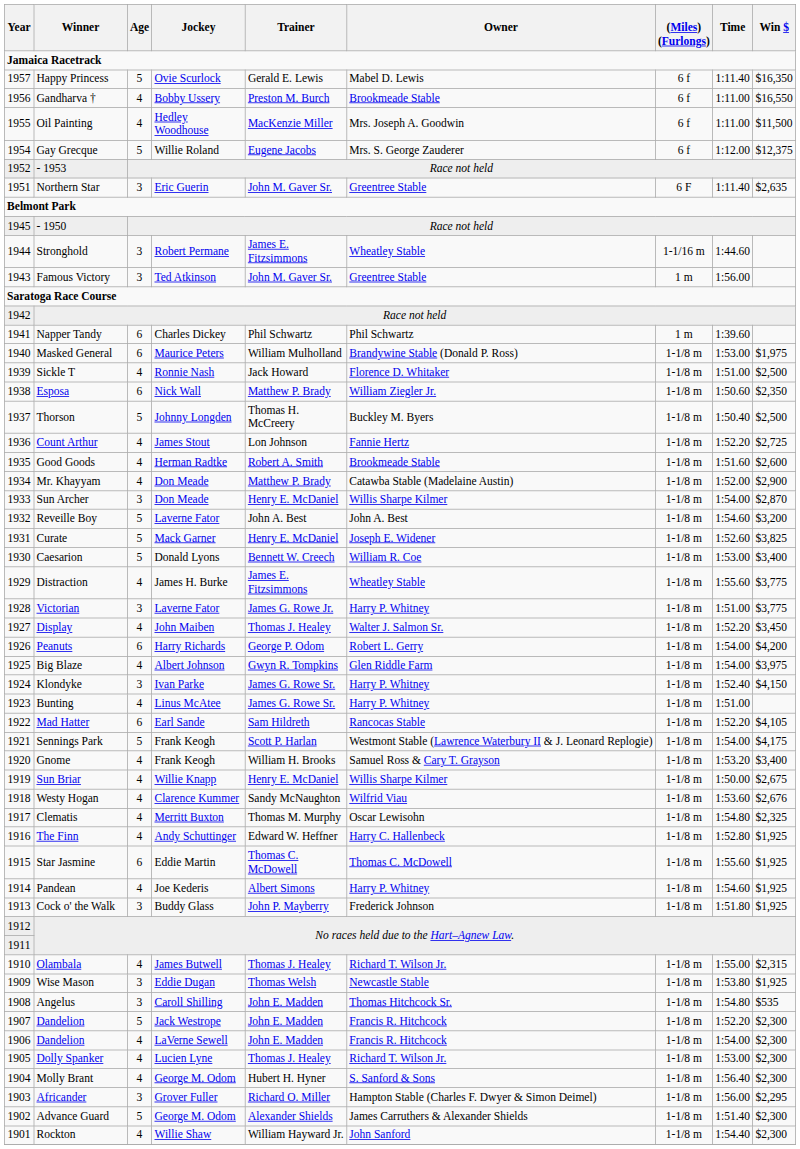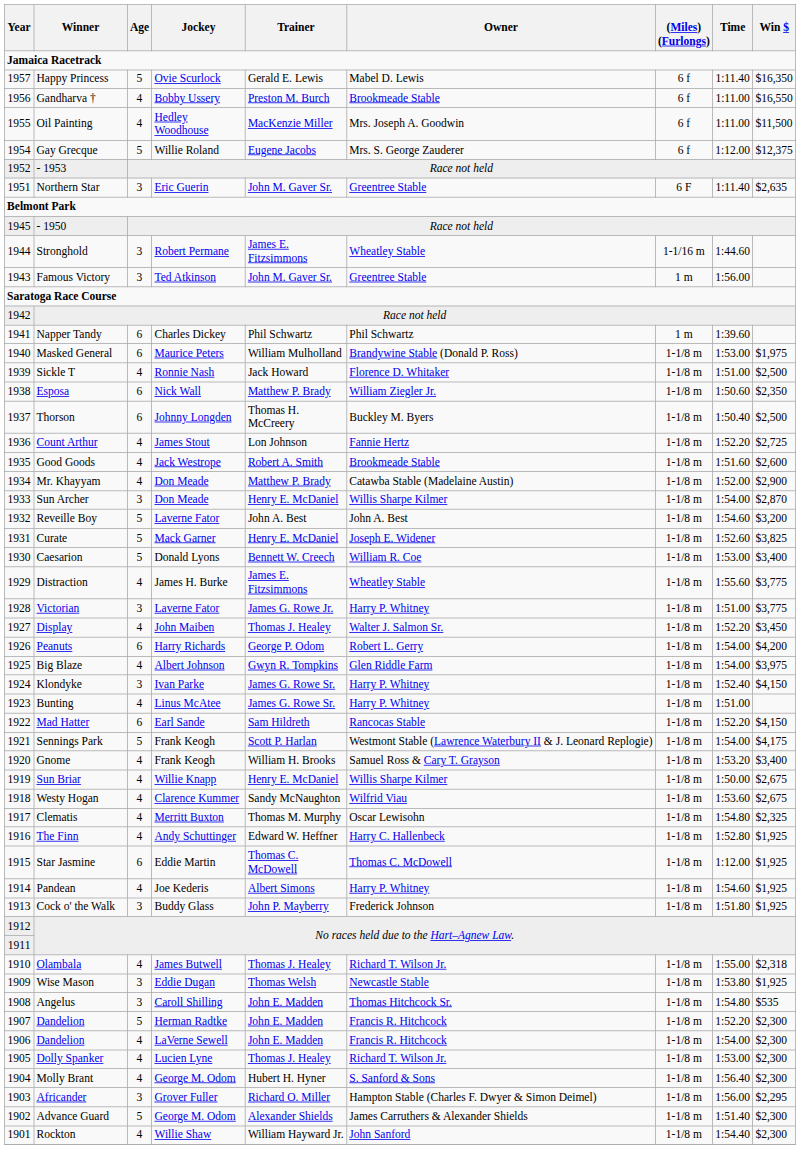(139, 417) 5 -> (139, 417) 6
(191, 462) Herman Radtke -> (188, 462) Jack Westrope
(771, 722) $4,105 -> (771, 722) $4,150
(771, 798) $2,676 -> (771, 798) $2,675
(733, 862) 1:55.60 -> (733, 862) 1:12.00
(771, 964) $2,315 -> (771, 964) $2,318
(188, 1021) Jack Westrope -> (191, 1021) Herman Radtke
